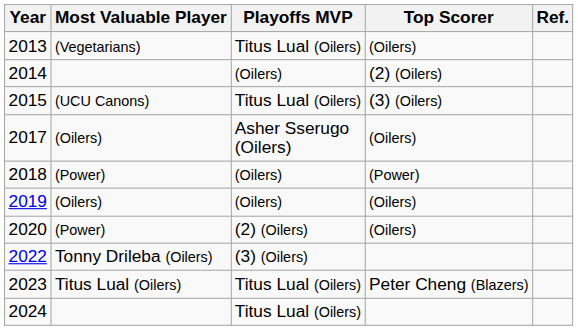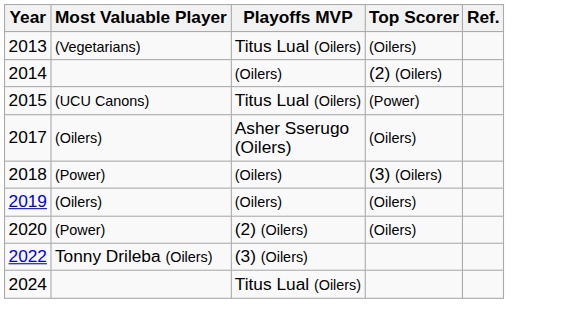(406, 100) (3) (Oilers) -> (394, 101) (Power)
(394, 175) (Power) -> (406, 174) (3) (Oilers)
- row: (28, 284)
